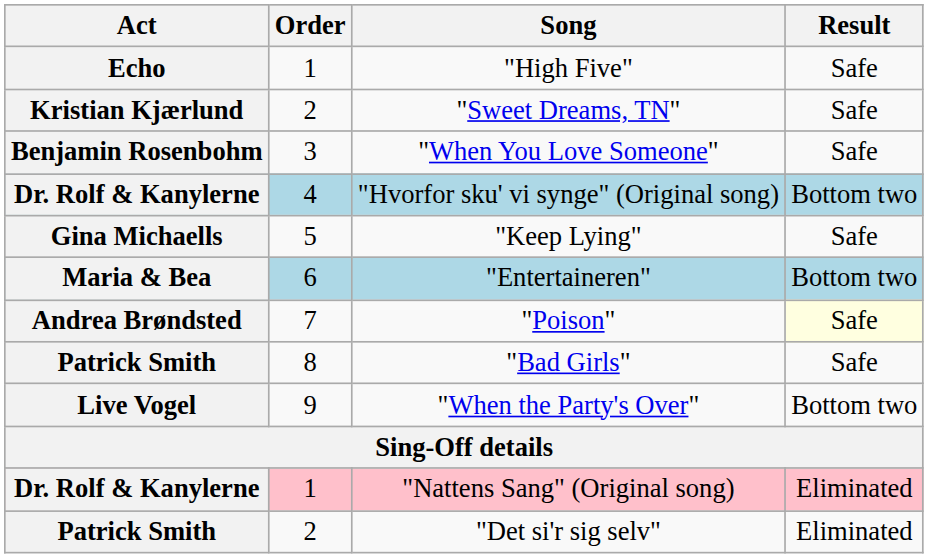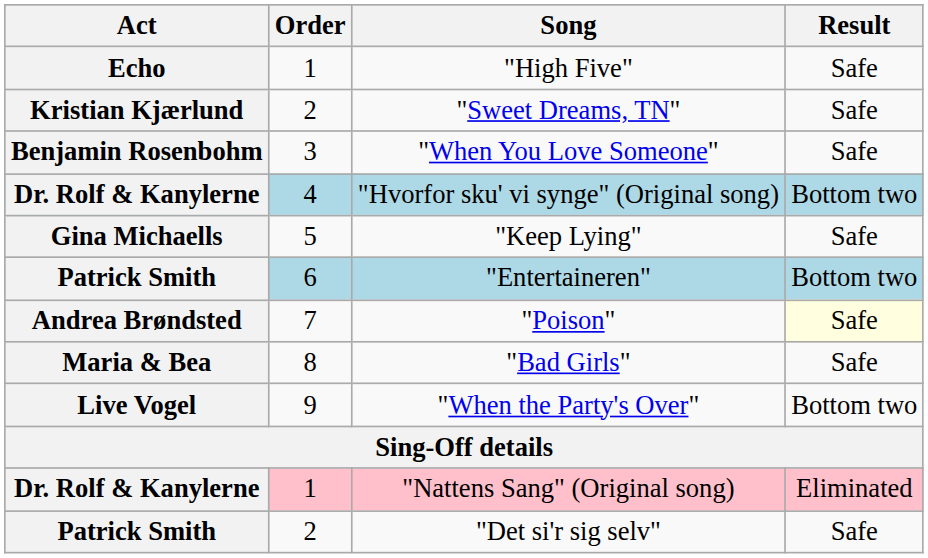(137, 278) Maria & Bea -> (137, 278) Patrick Smith
(137, 362) Patrick Smith -> (137, 362) Maria & Bea
(854, 531) Eliminated -> (854, 531) Safe
